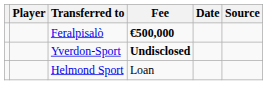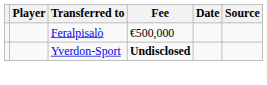(152, 32) bold -> (152, 32) normal
- row: (87, 70)
